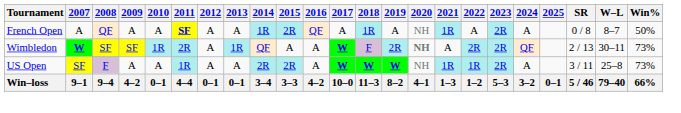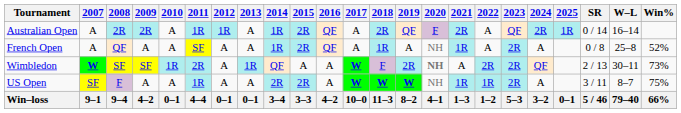+ row: (42, 30)
(184, 30) bold -> (198, 47) normal
(612, 30) 8–7 -> (625, 47) 25–8
(645, 30) 50% -> (659, 47) 52%
(612, 64) 25–8 -> (625, 82) 8–7
(645, 64) 73% -> (659, 82) 75%
